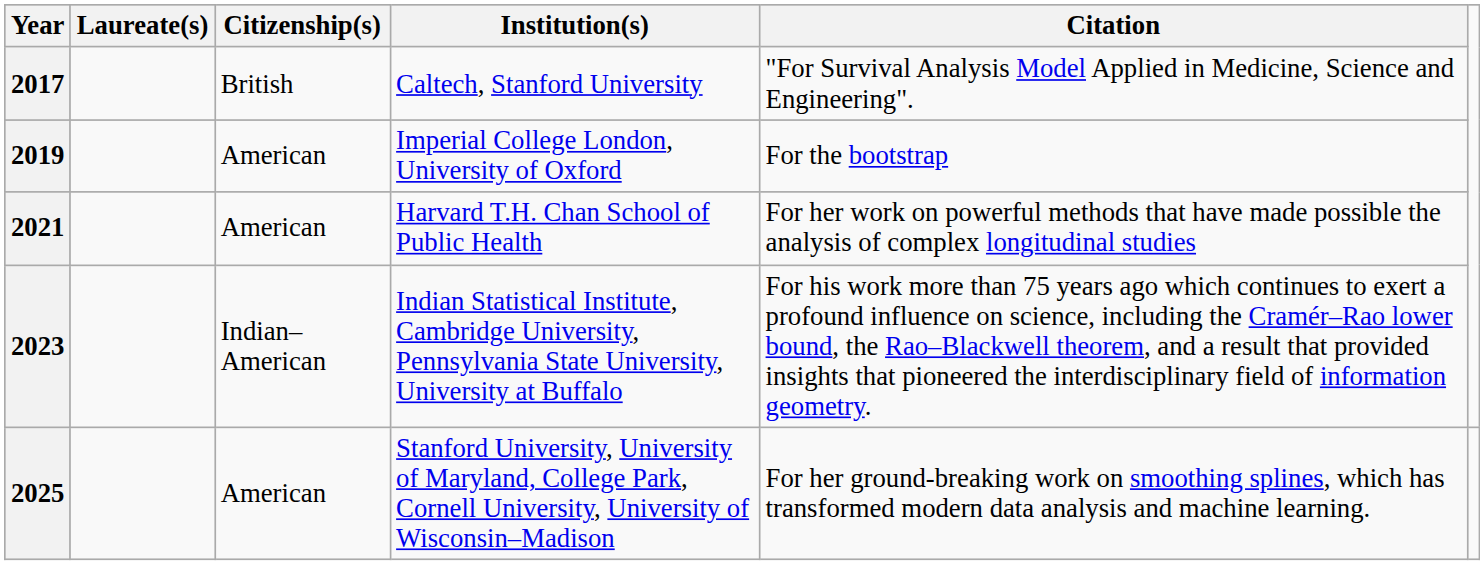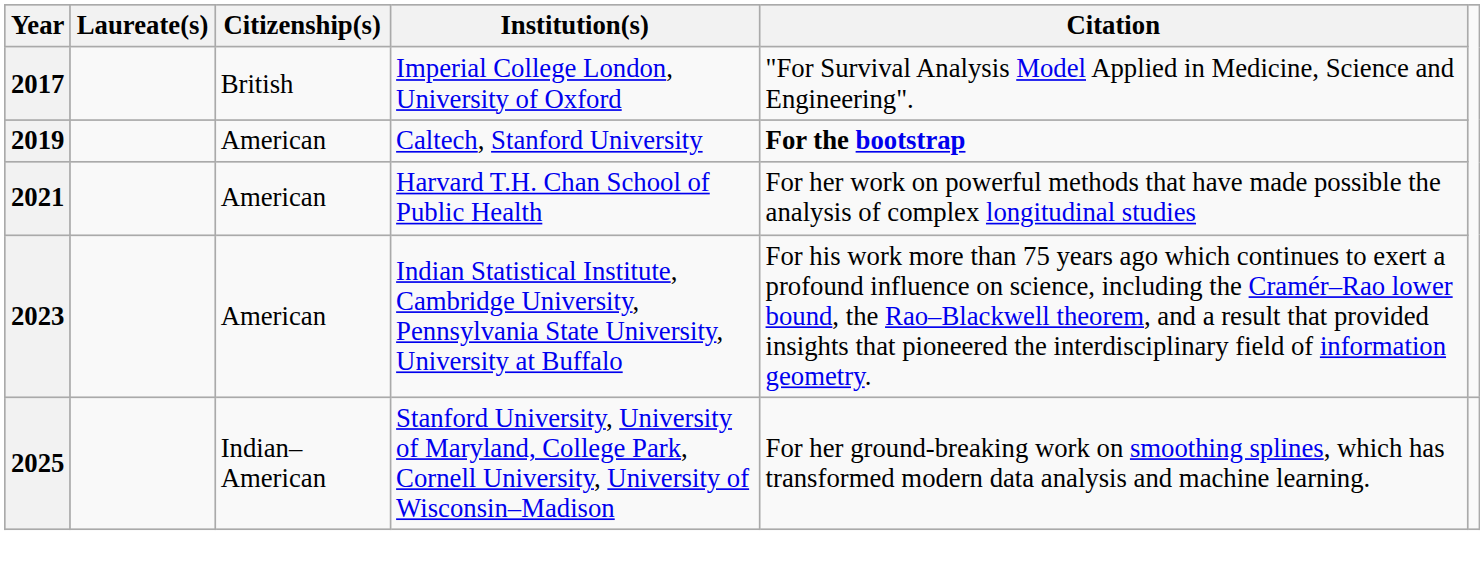(549, 83) Caltech, Stanford University -> (534, 83) Imperial College London, University of Oxford
(534, 155) Imperial College London, University of Oxford -> (549, 140) Caltech, Stanford University
(857, 155) normal -> (866, 140) bold
(273, 345) Indian–American -> (273, 315) American
(273, 493) American -> (273, 463) Indian–American
